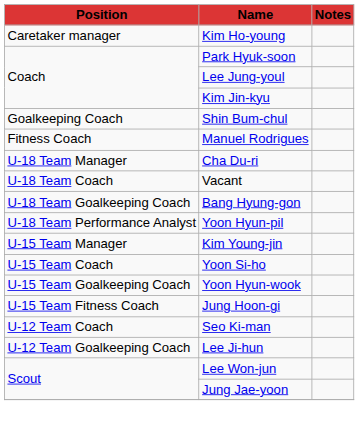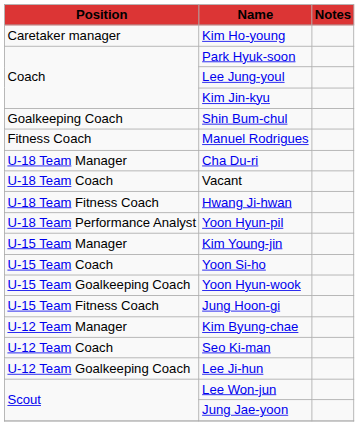- row: (251, 202)
+ row: (247, 202)
+ row: (250, 327)
